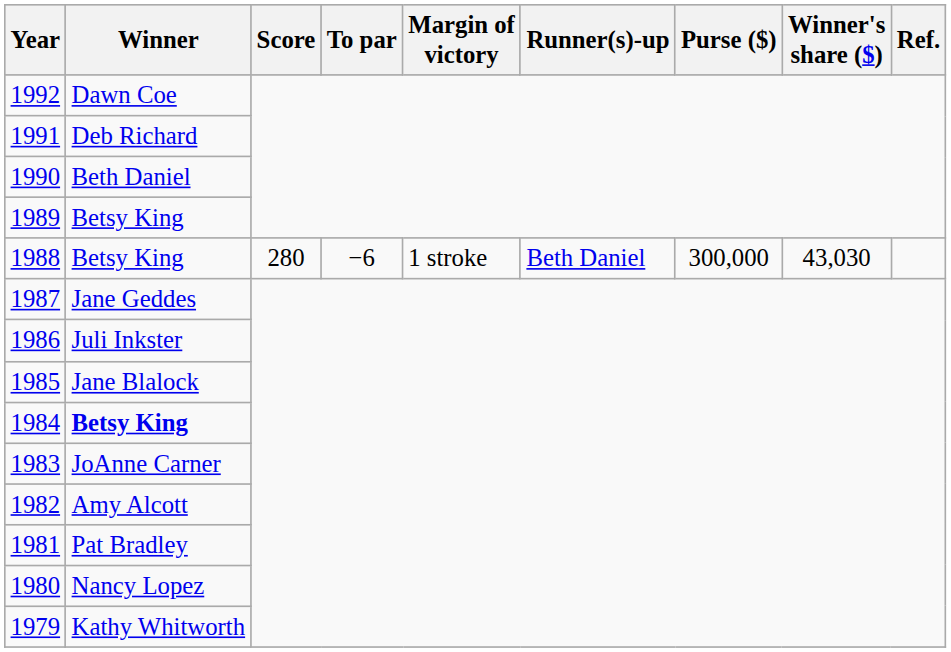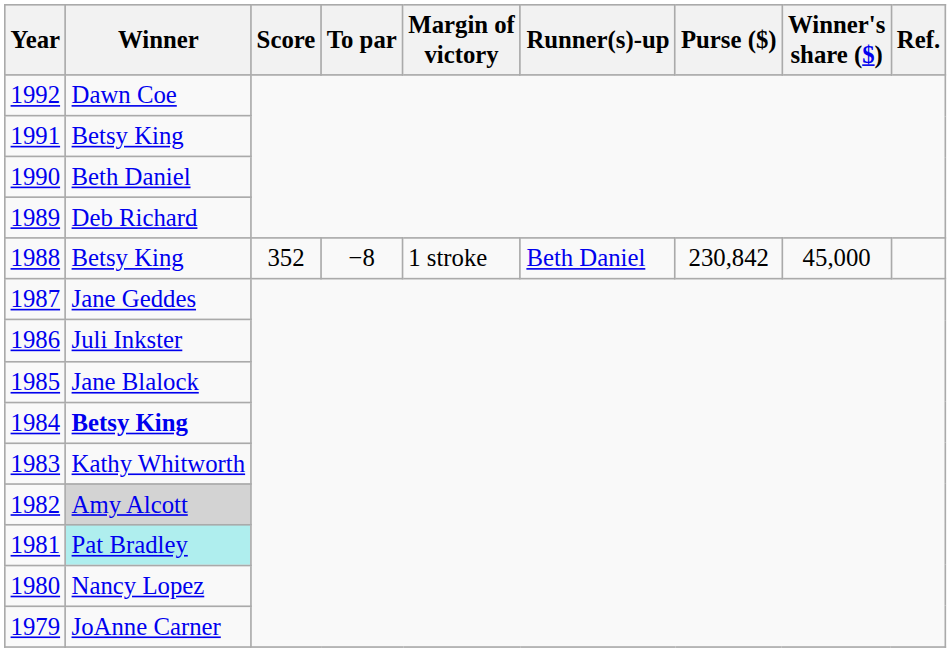(135, 136) Deb Richard -> (128, 136) Betsy King
(128, 217) Betsy King -> (135, 217) Deb Richard
(286, 258) 280 -> (286, 258) 352
(362, 258) −6 -> (362, 258) −8
(729, 258) 300,000 -> (729, 258) 230,842
(837, 258) 43,030 -> (837, 258) 45,000
(146, 462) JoAnne Carner -> (158, 462) Kathy Whitworth
(130, 503) no background -> (130, 503) lightgrey background
(130, 544) no background -> (130, 544) paleturquoise background
(158, 626) Kathy Whitworth -> (146, 626) JoAnne Carner
